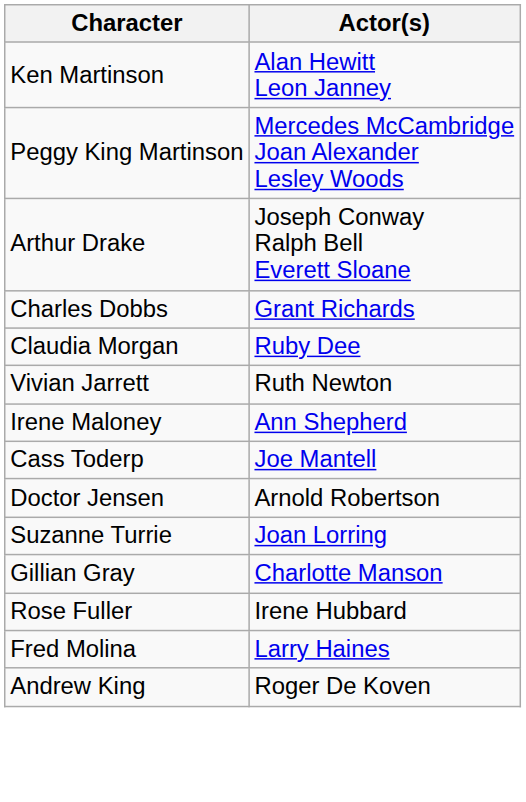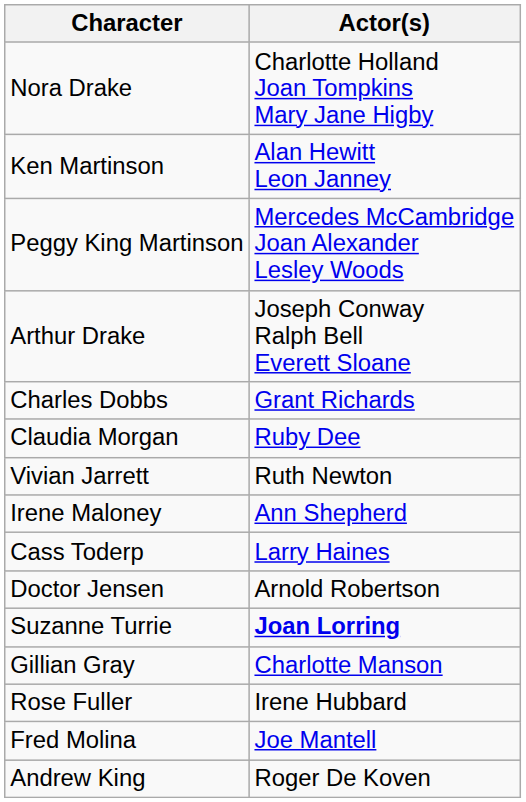+ row: (71, 88)
(315, 459) Joe Mantell -> (322, 551) Larry Haines
(321, 535) normal -> (327, 627) bold
(322, 649) Larry Haines -> (315, 740) Joe Mantell
